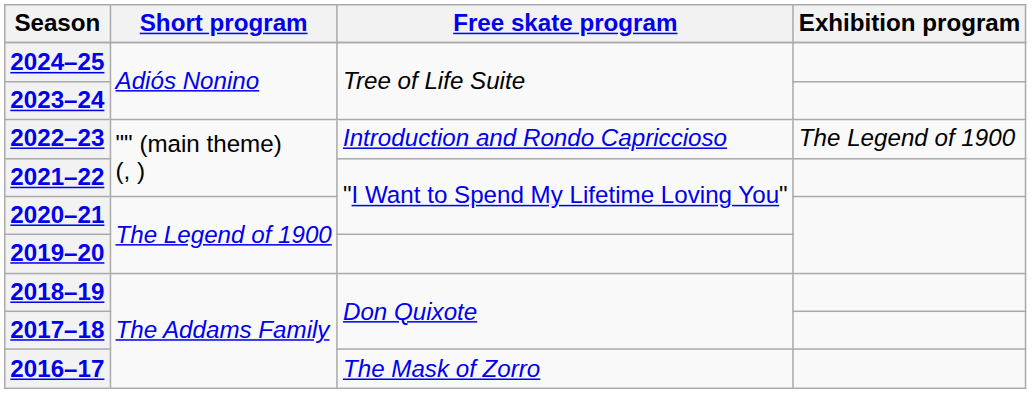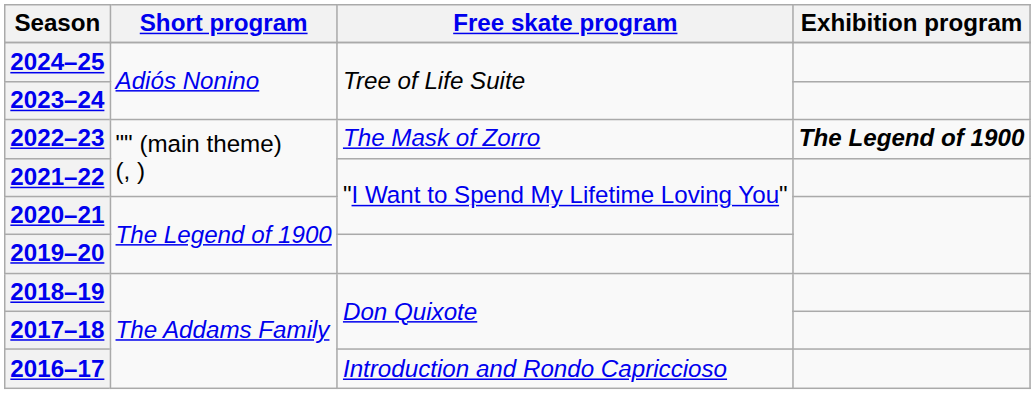(535, 138) Introduction and Rondo Capriccioso -> (442, 138) The Mask of Zorro
(907, 138) normal -> (912, 138) bold
(442, 368) The Mask of Zorro -> (535, 368) Introduction and Rondo Capriccioso
